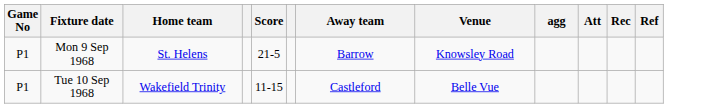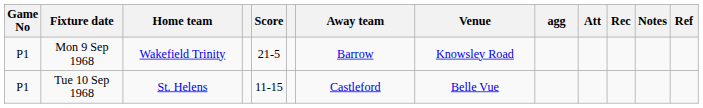+ column: (652, 20)
(182, 53) St. Helens -> (182, 53) Wakefield Trinity
(182, 86) Wakefield Trinity -> (182, 86) St. Helens
